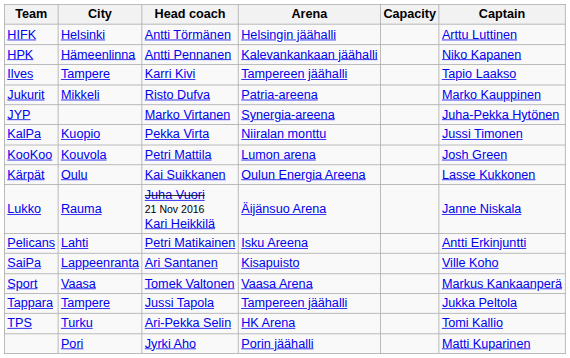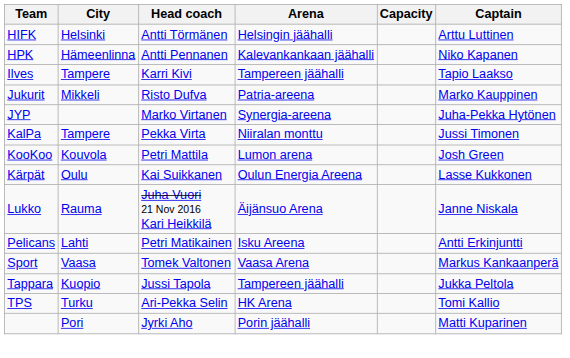(81, 134) Kuopio -> (86, 134) Tampere
- row: (24, 263)
(86, 303) Tampere -> (81, 283) Kuopio
